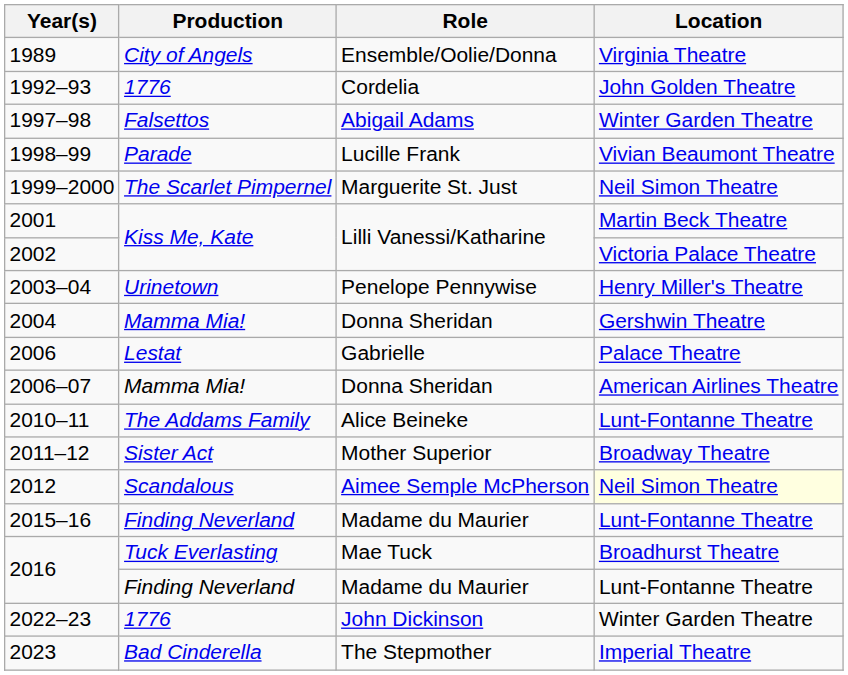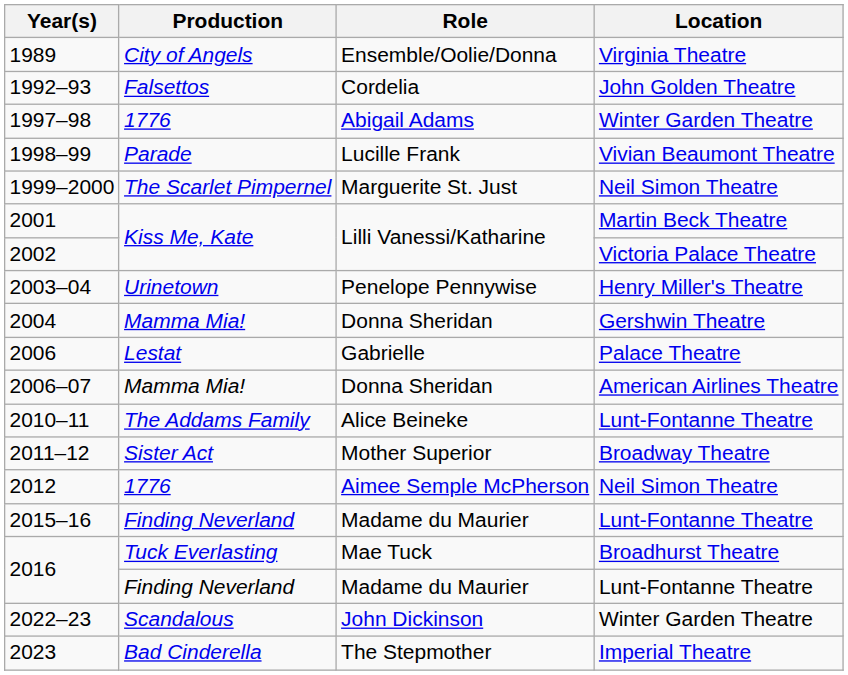(147, 87) 1776 -> (167, 87) Falsettos
(167, 120) Falsettos -> (147, 120) 1776
(179, 486) Scandalous -> (147, 486) 1776
(688, 486) lightyellow background -> (688, 486) no background
(147, 619) 1776 -> (179, 619) Scandalous
